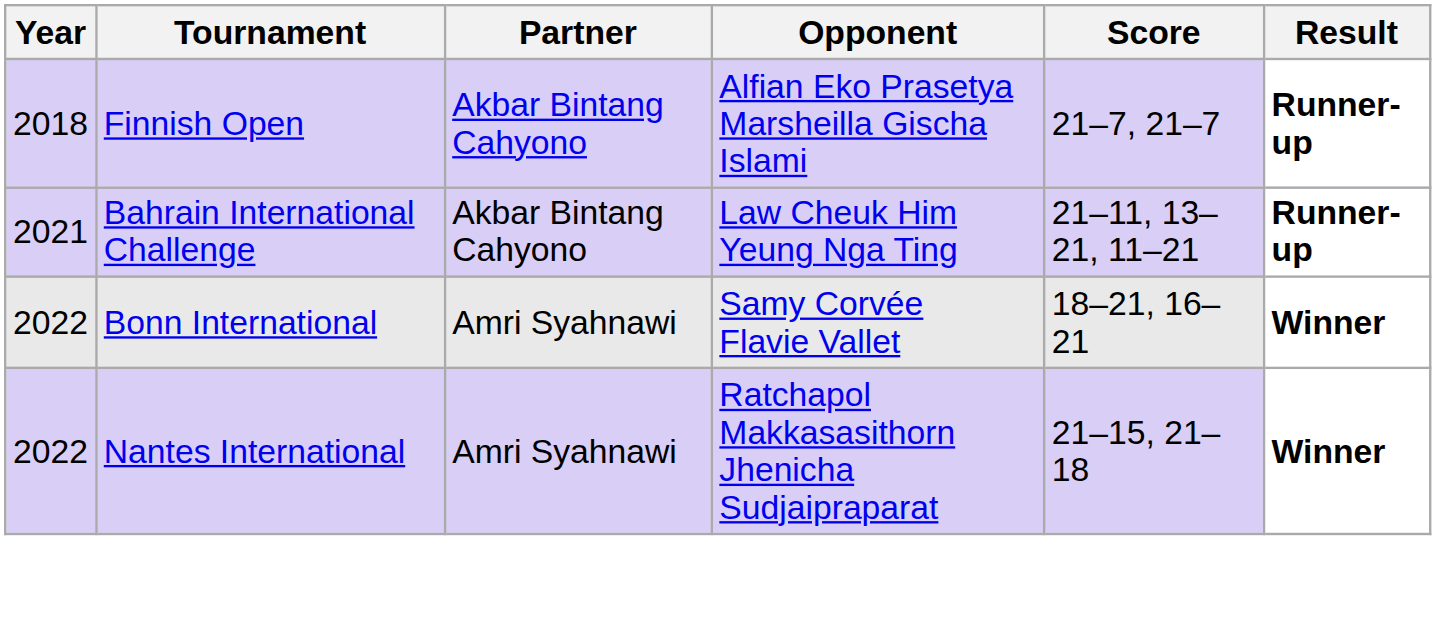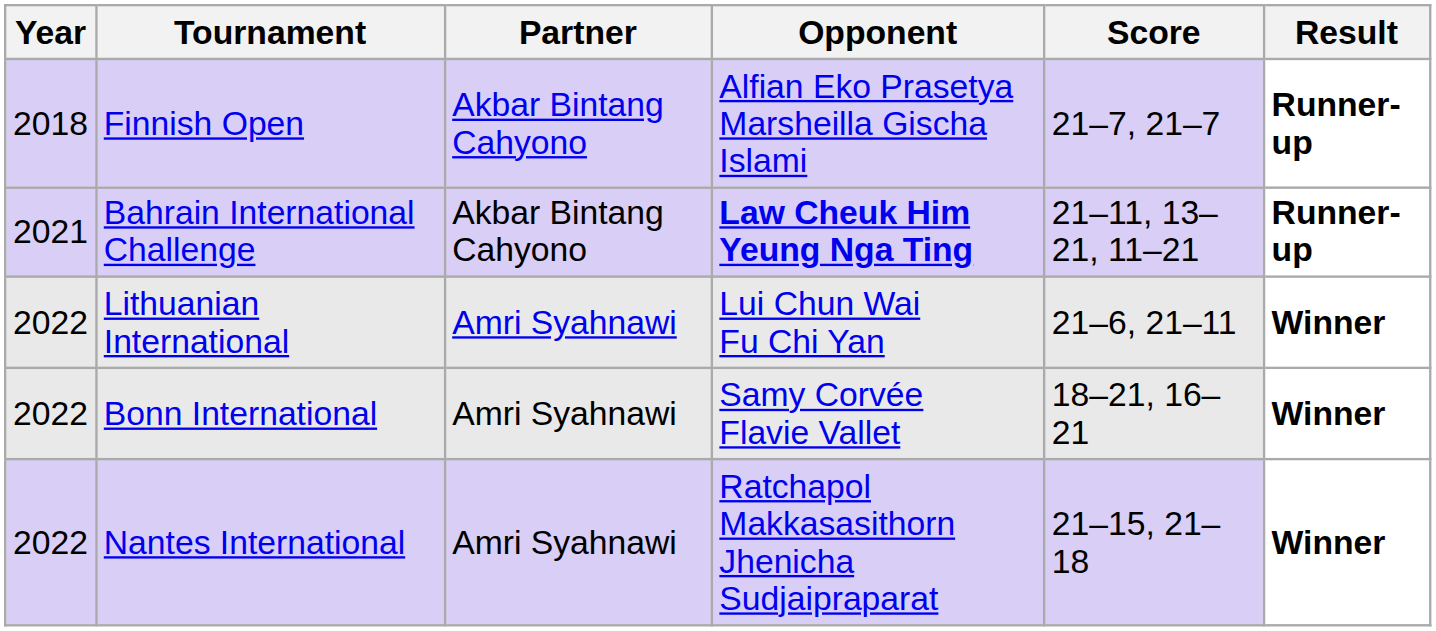(839, 232) normal -> (846, 232) bold
+ row: (196, 323)
